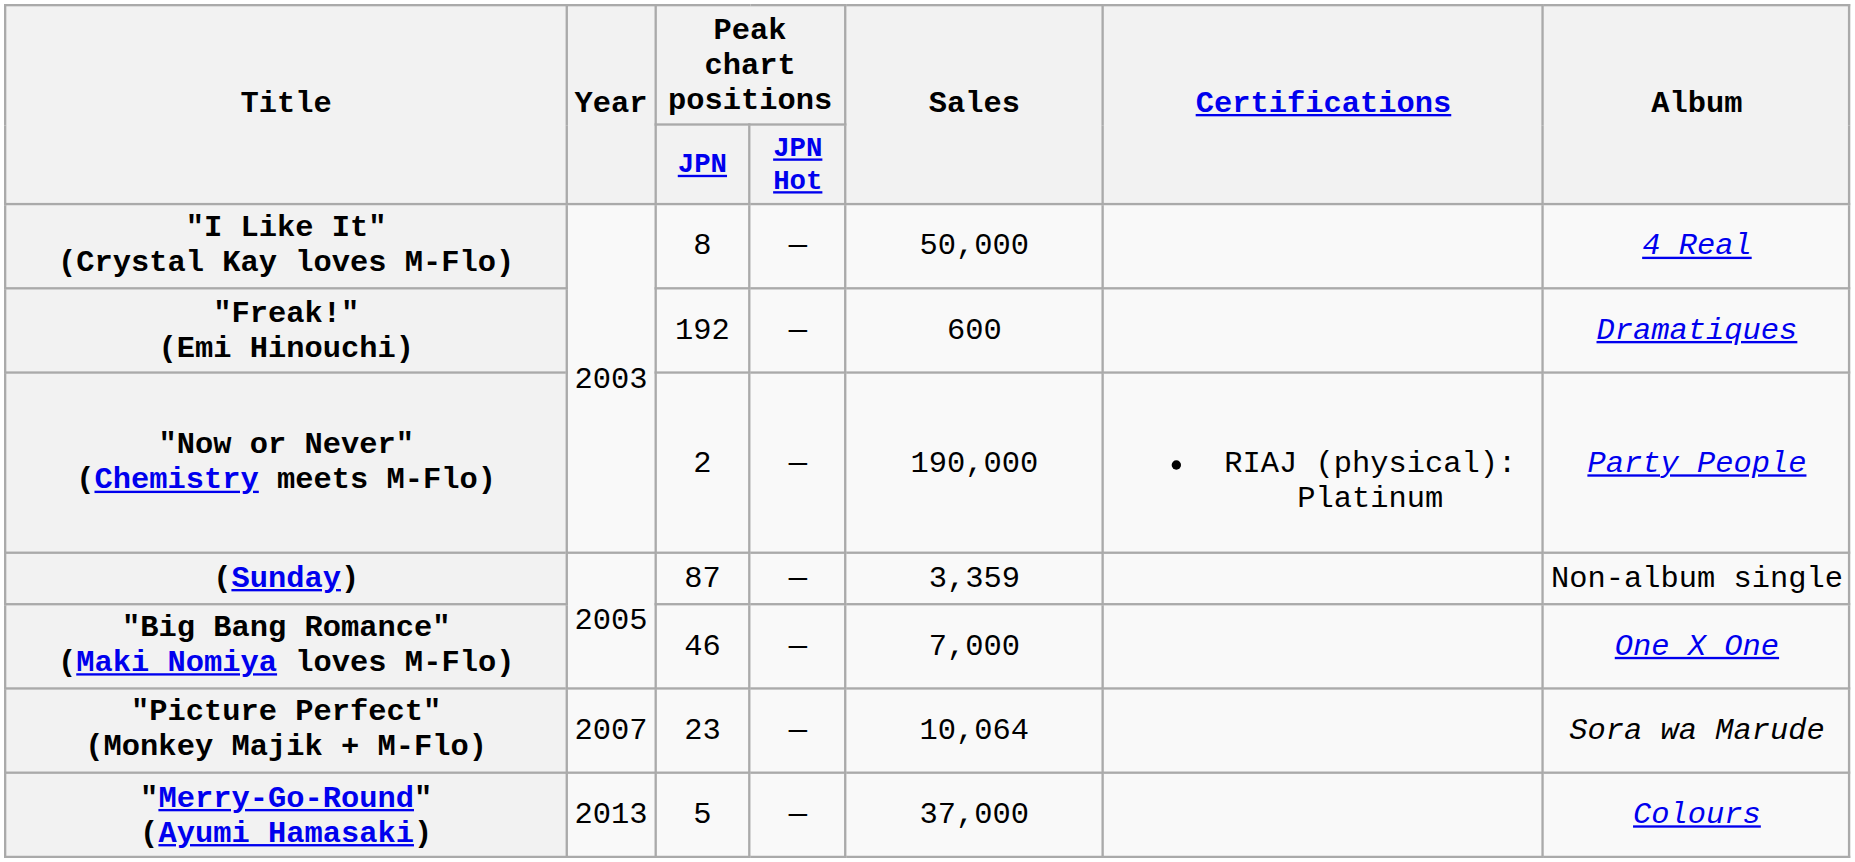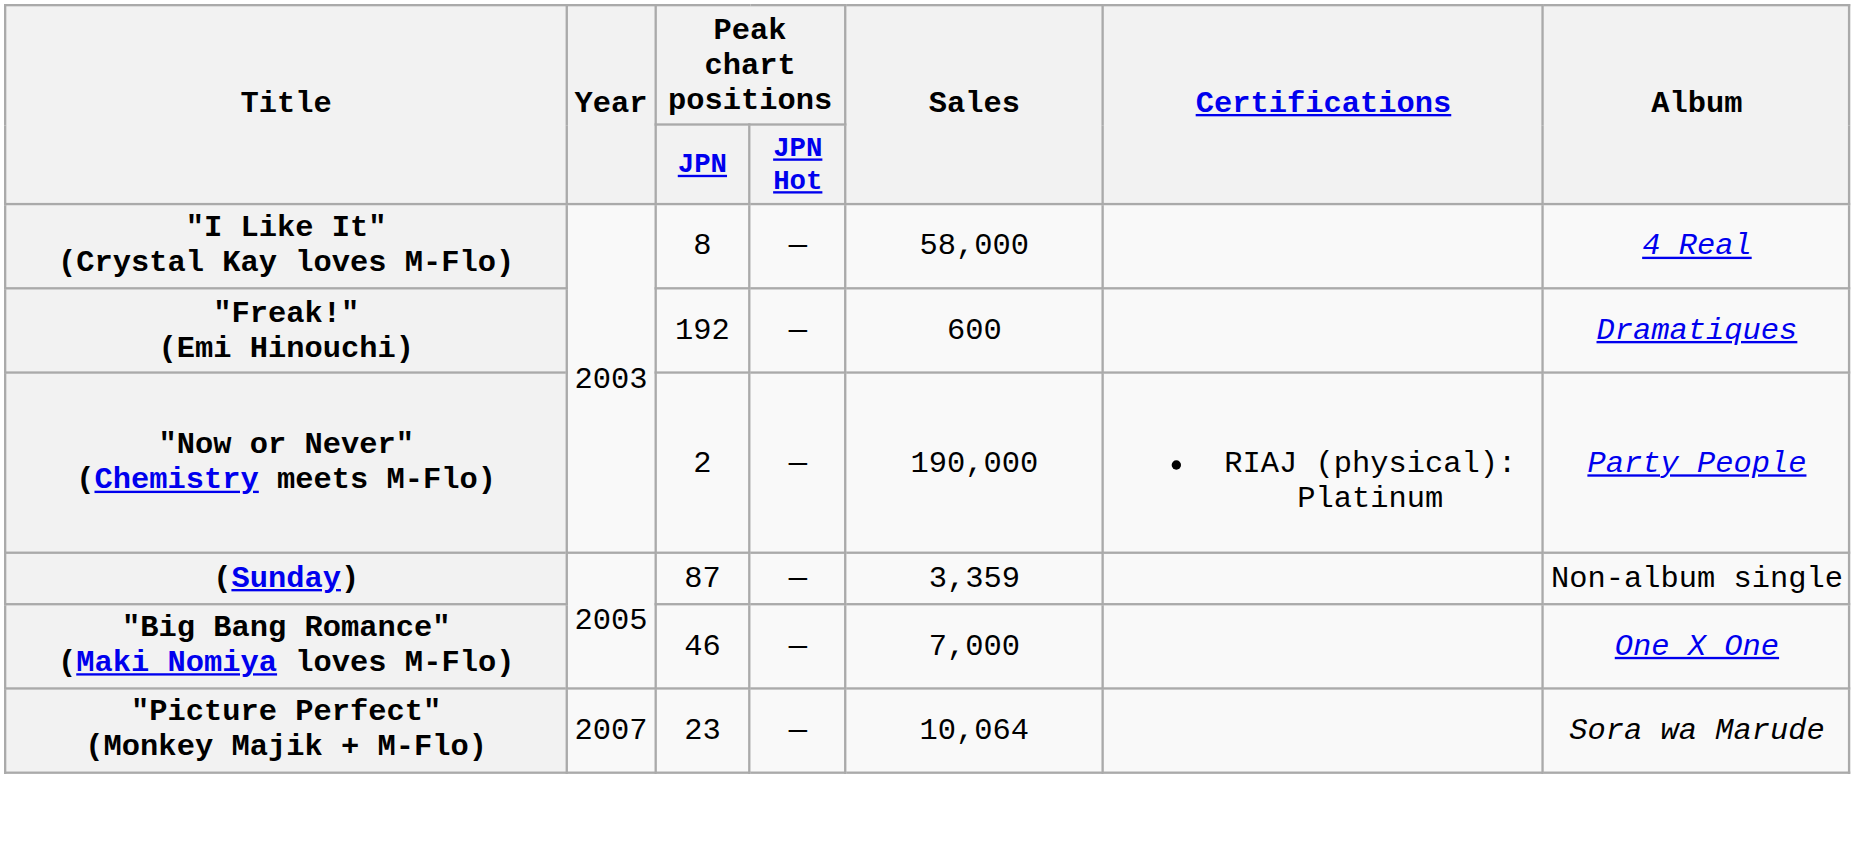(974, 246) 50,000 -> (974, 246) 58,000
- row: (286, 815)
